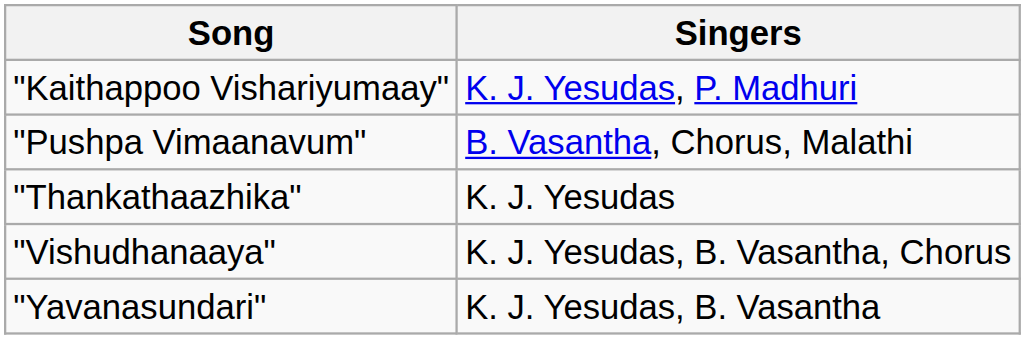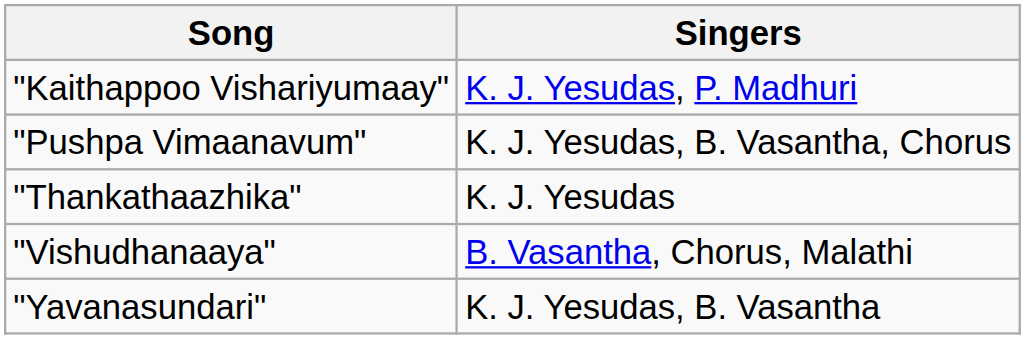(689, 142) B. Vasantha, Chorus, Malathi -> (738, 142) K. J. Yesudas, B. Vasantha, Chorus
(738, 252) K. J. Yesudas, B. Vasantha, Chorus -> (689, 252) B. Vasantha, Chorus, Malathi
